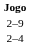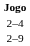rows swapped: (15, 23) <-> (15, 38)
